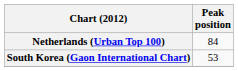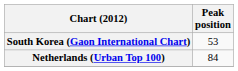rows swapped: (98, 41) <-> (98, 58)
